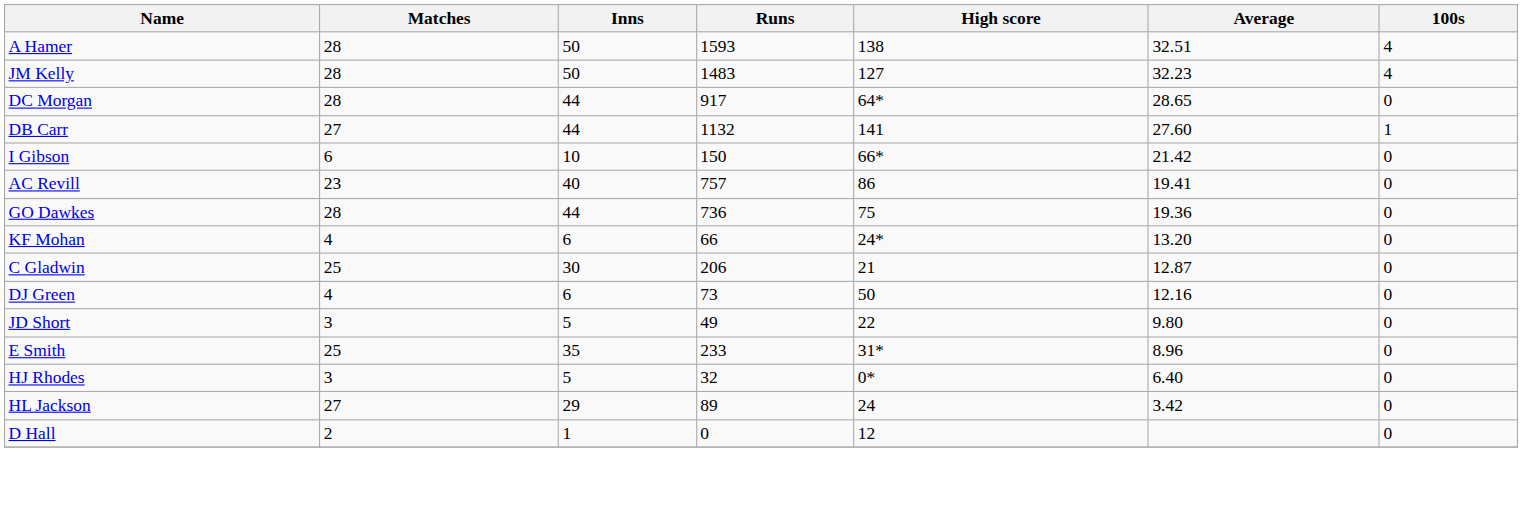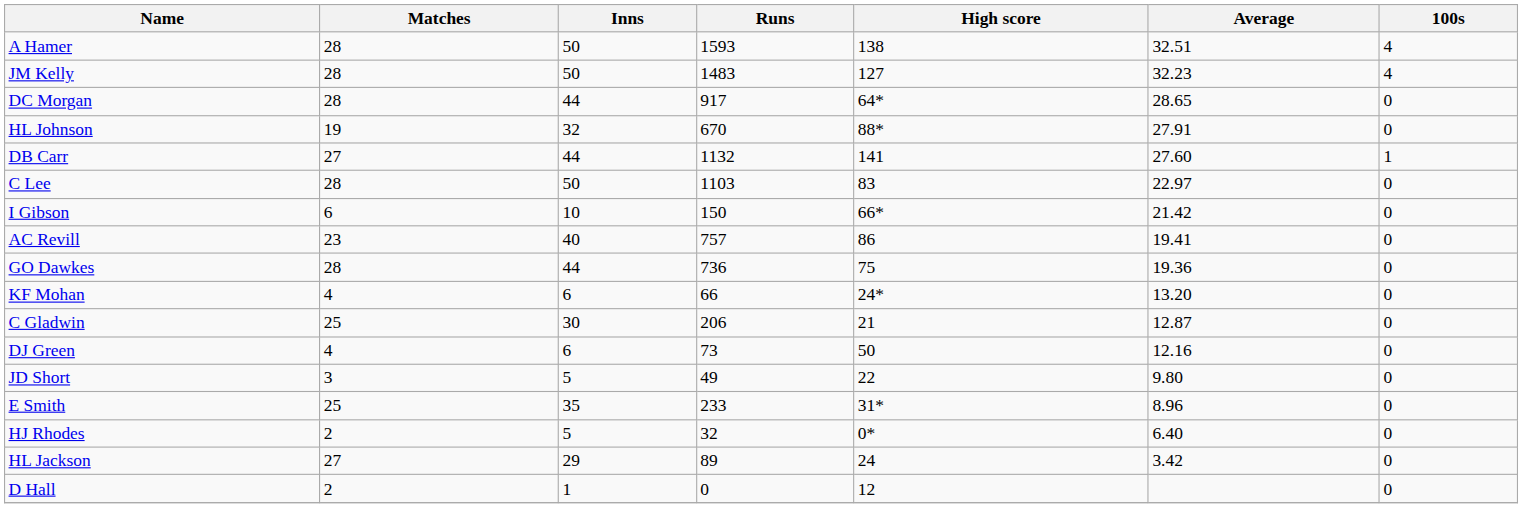+ row: (51, 128)
+ row: (30, 184)
(328, 377) 3 -> (328, 433) 2
